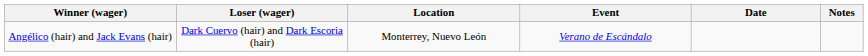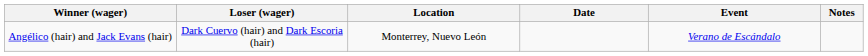columns swapped: (606, 13) <-> (756, 13)
